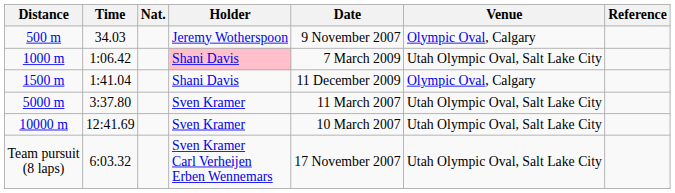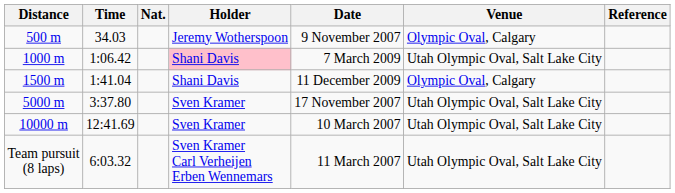(359, 102) 11 March 2007 -> (347, 102) 17 November 2007
(347, 161) 17 November 2007 -> (359, 161) 11 March 2007
